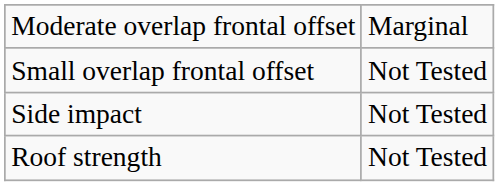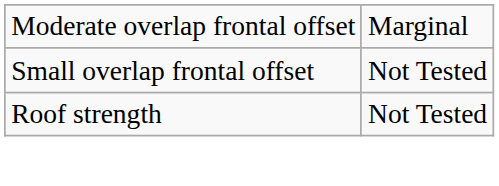- row: (77, 113)
